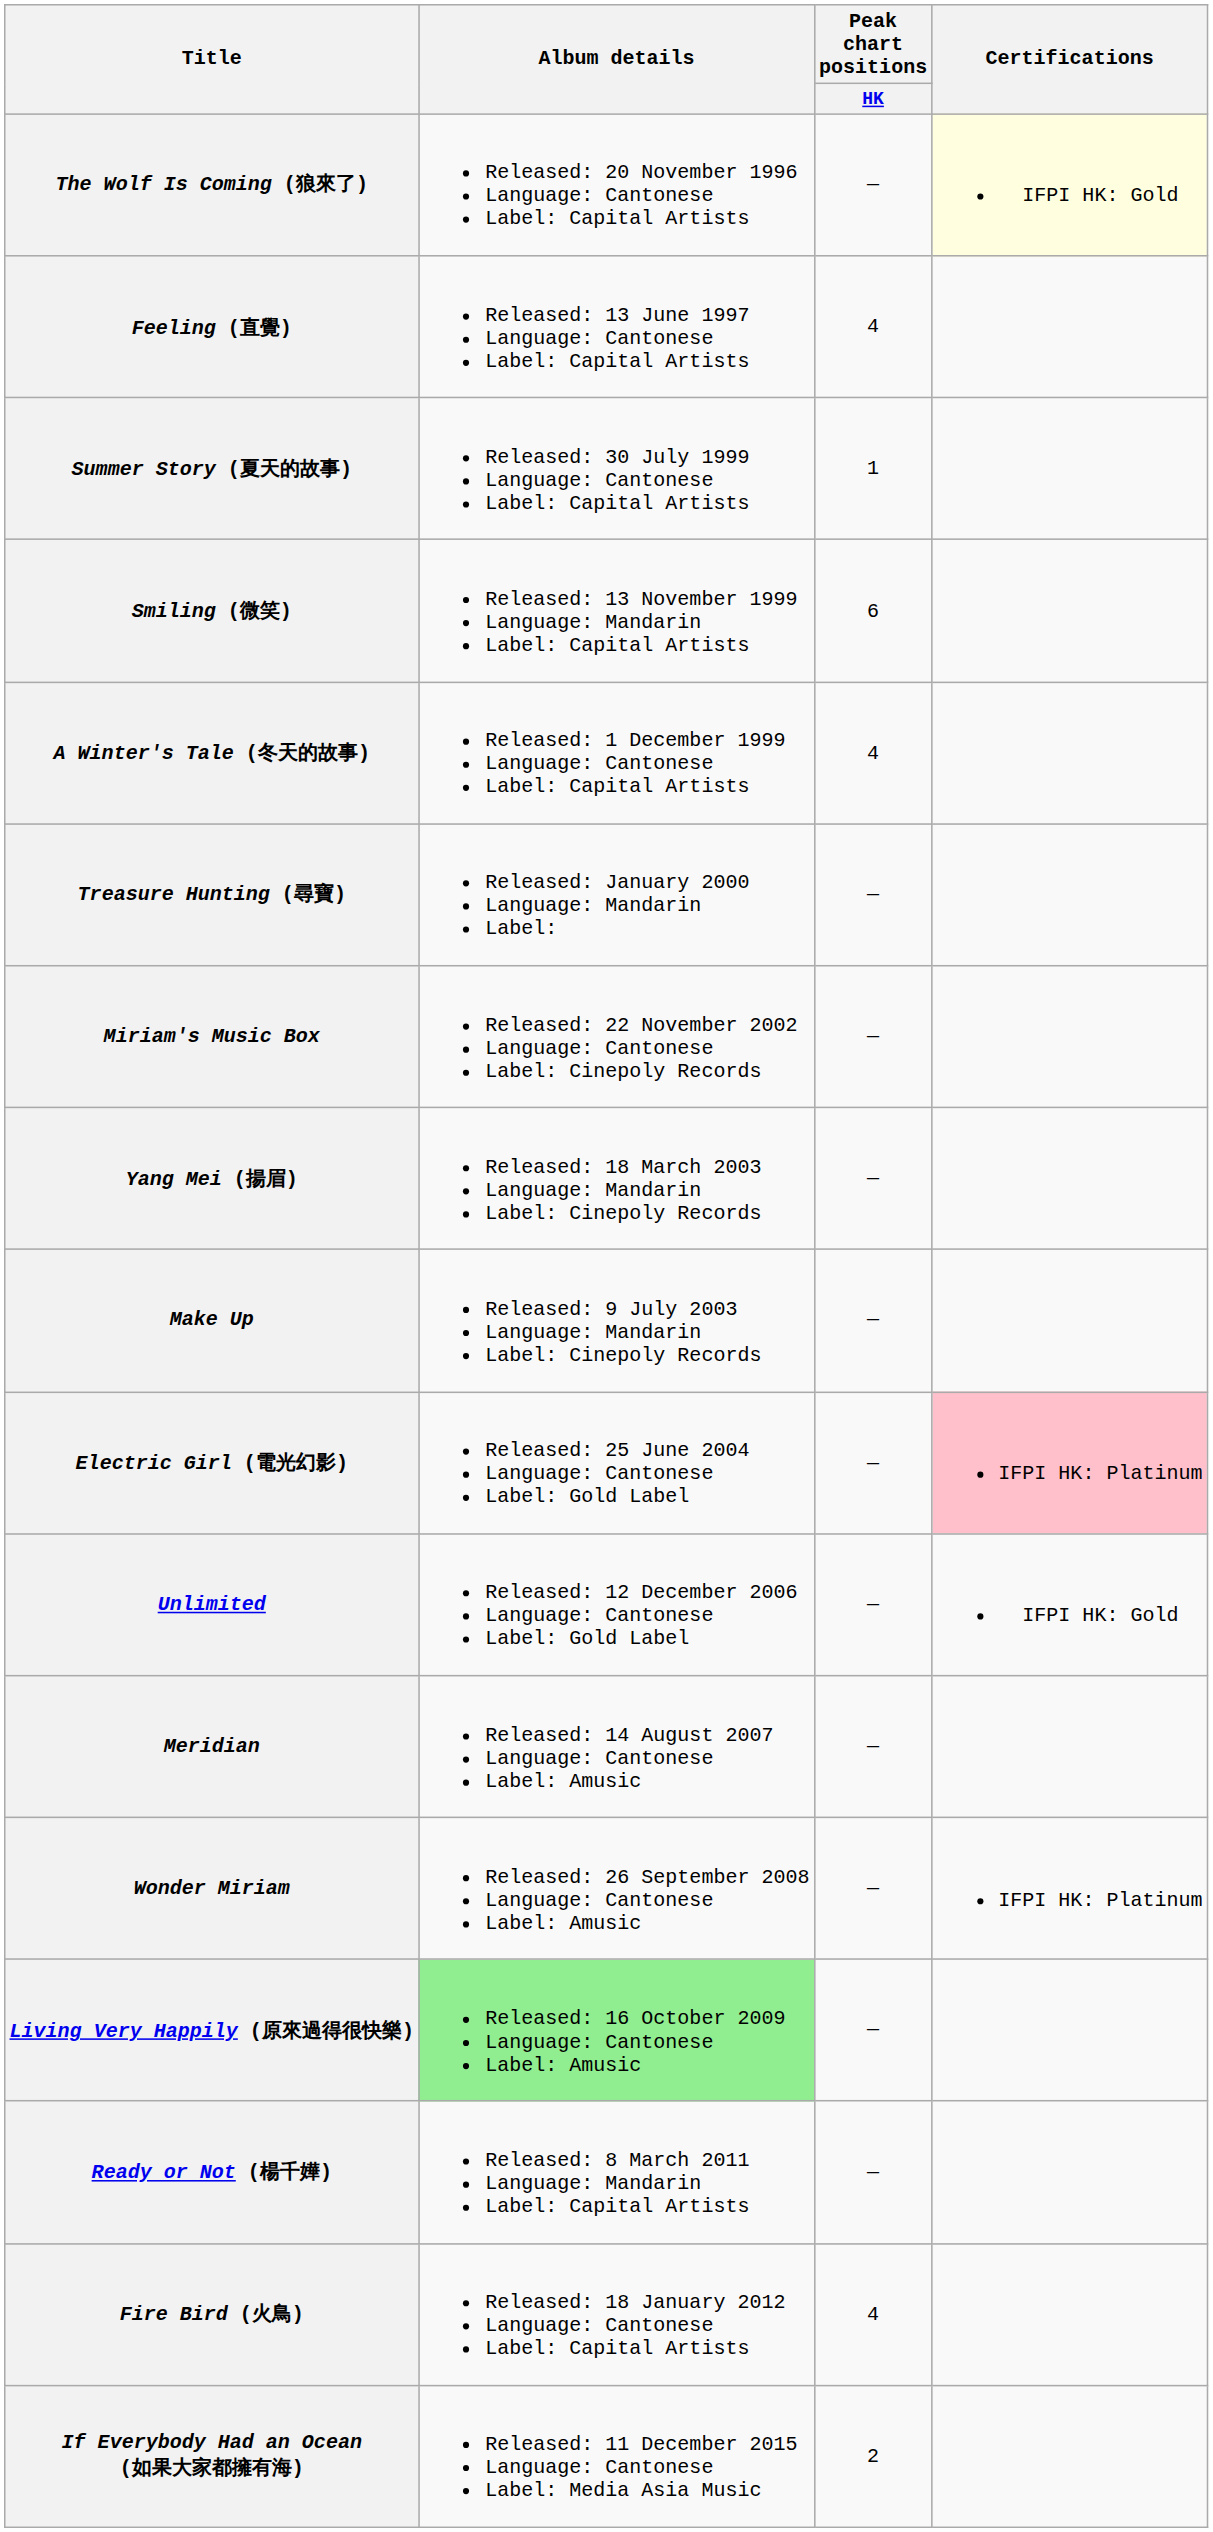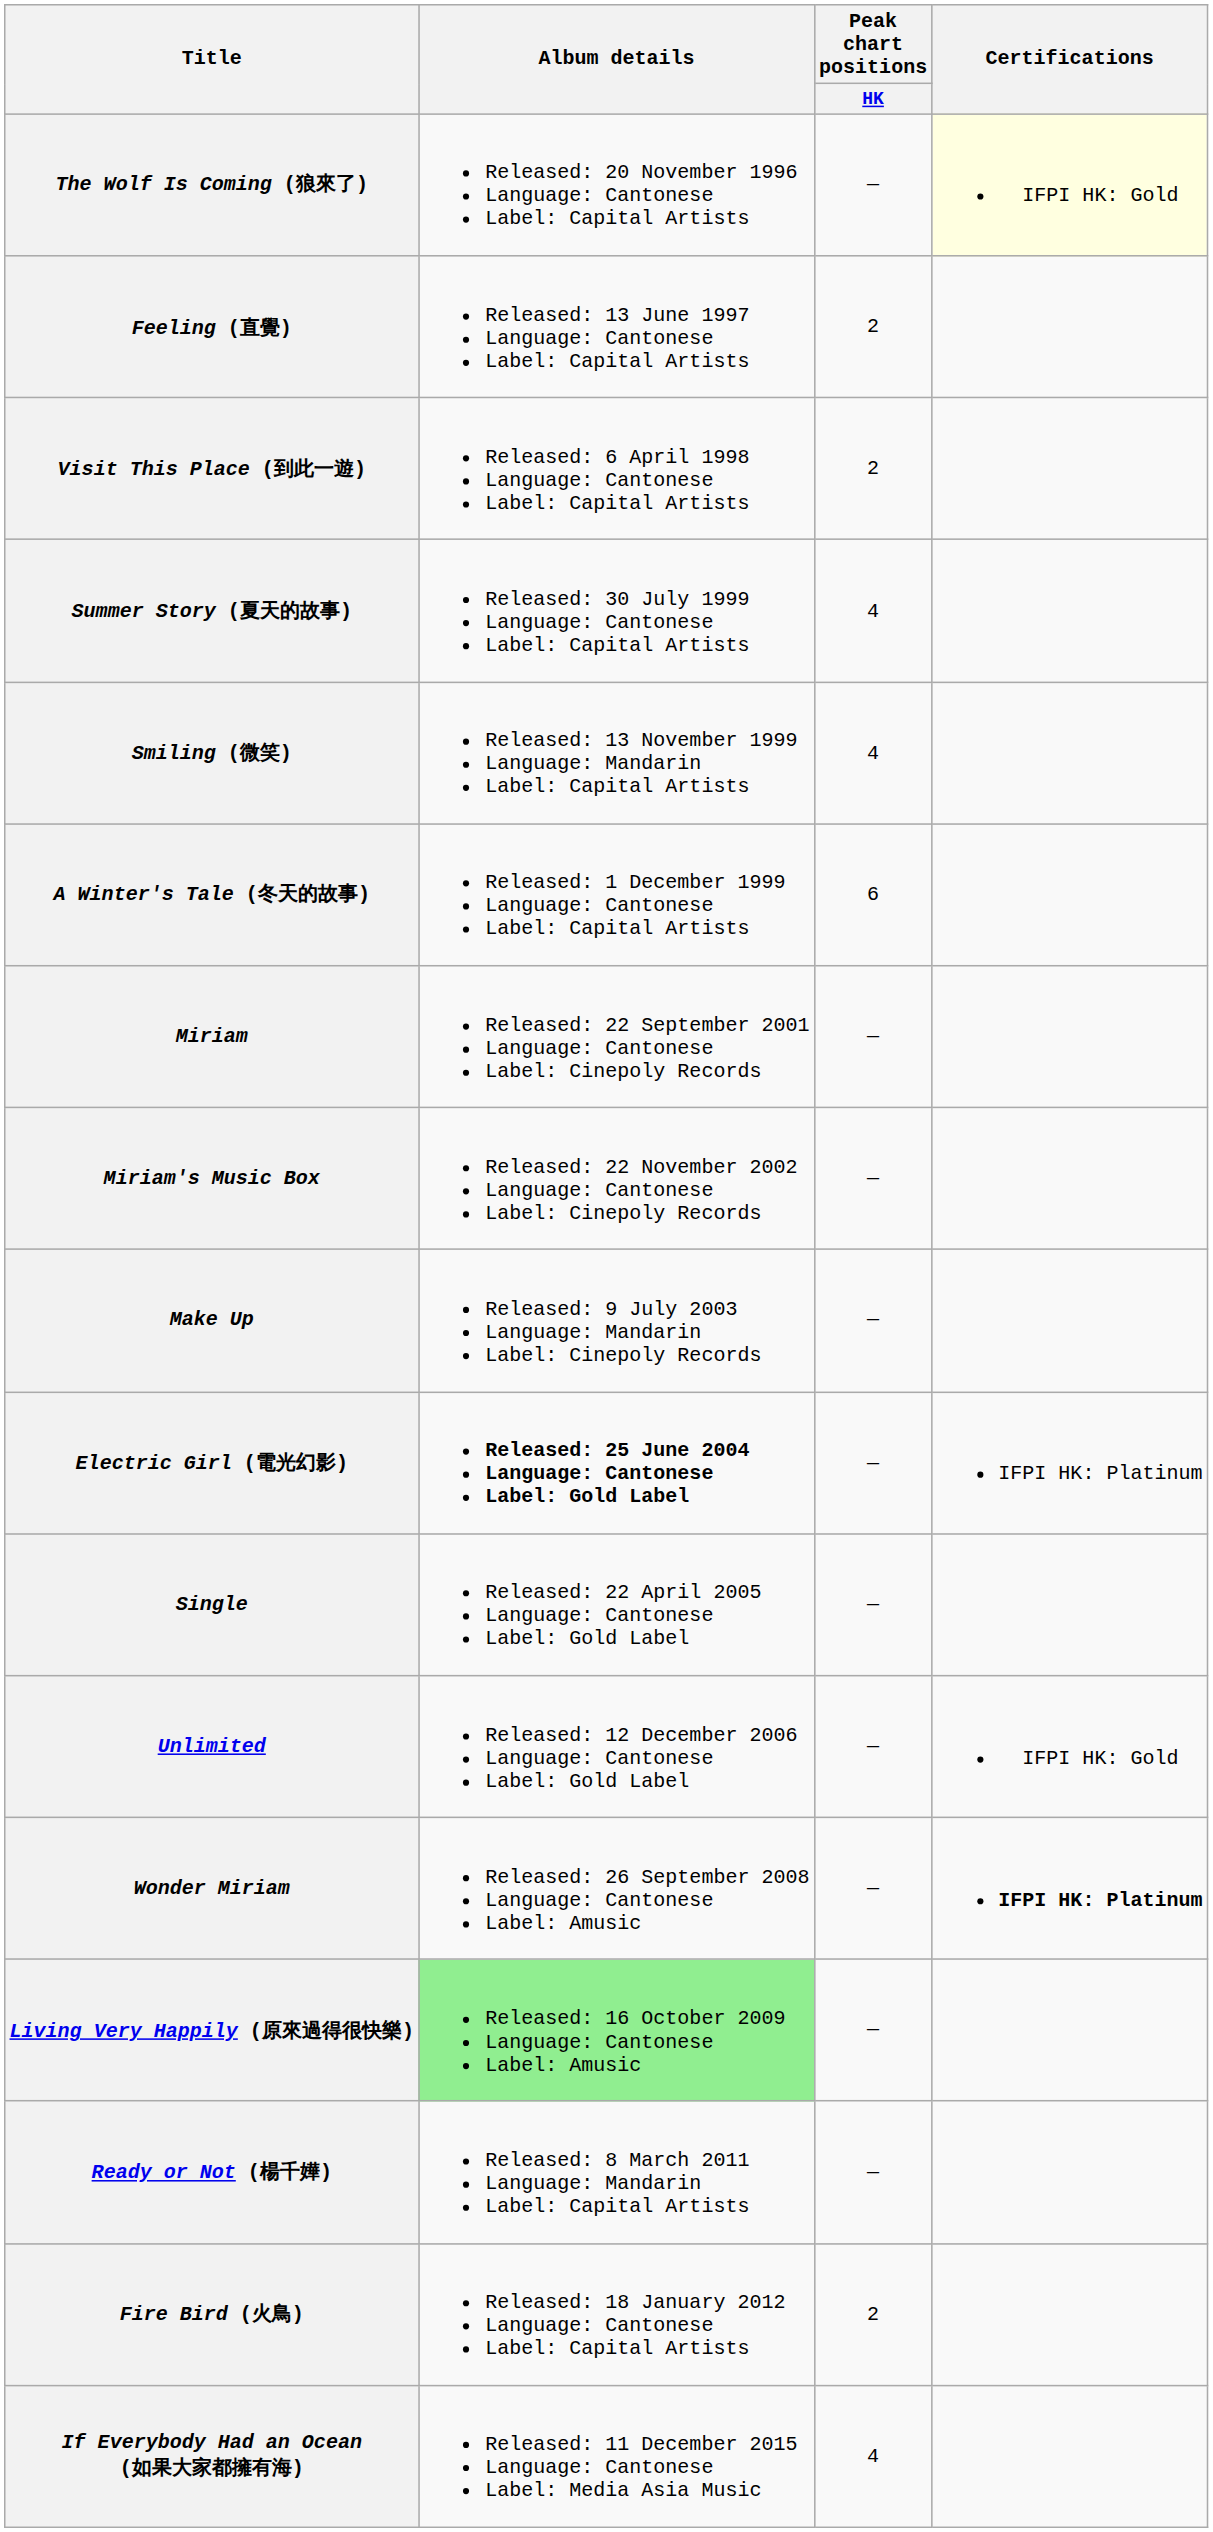(873, 327) 4 -> (873, 327) 2
+ row: (212, 470)
(873, 469) 1 -> (873, 611) 4
(873, 611) 6 -> (873, 753) 4
(873, 753) 4 -> (873, 895) 6
- row: (212, 895)
+ row: (212, 1037)
- row: (212, 1179)
(617, 1474) normal -> (617, 1474) bold
(1070, 1474) pink background -> (1070, 1474) no background
+ row: (212, 1605)
- row: (212, 1747)
(1070, 1900) normal -> (1070, 1900) bold
(873, 2314) 4 -> (873, 2314) 2
(873, 2456) 2 -> (873, 2456) 4
